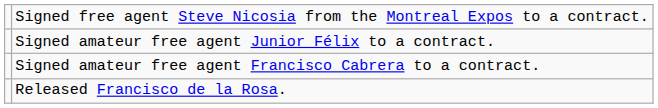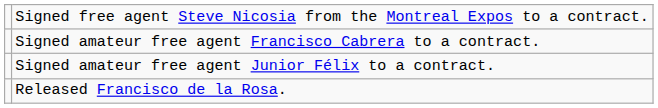rows swapped: (255, 41) <-> (278, 66)
